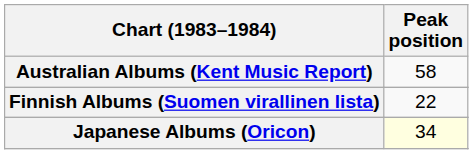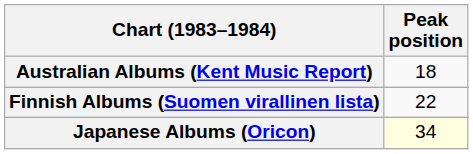(426, 71) 58 -> (426, 71) 18
